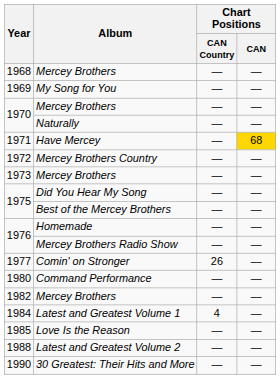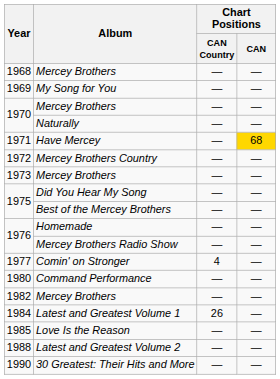(217, 261) 26 -> (217, 261) 4
(217, 313) 4 -> (217, 313) 26
